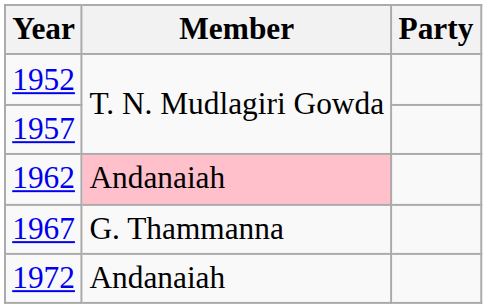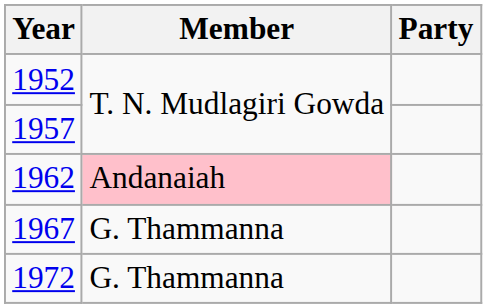(157, 278) Andanaiah -> (187, 278) G. Thammanna
